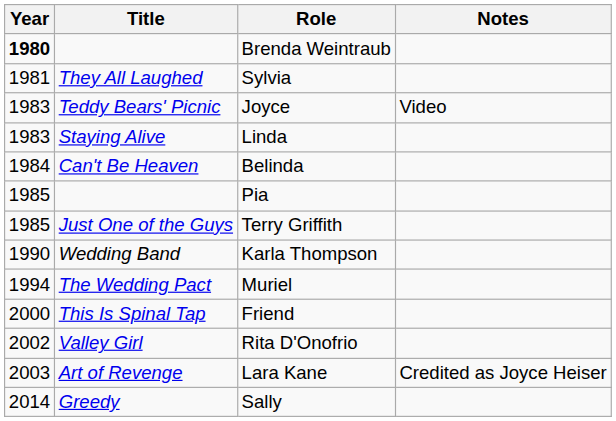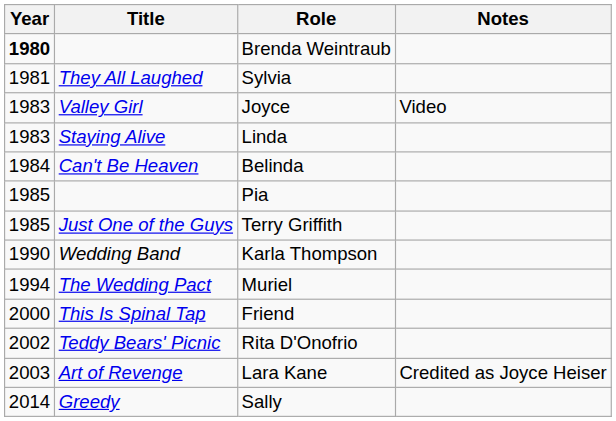(140, 107) Teddy Bears' Picnic -> (101, 107) Valley Girl
(101, 343) Valley Girl -> (140, 343) Teddy Bears' Picnic
